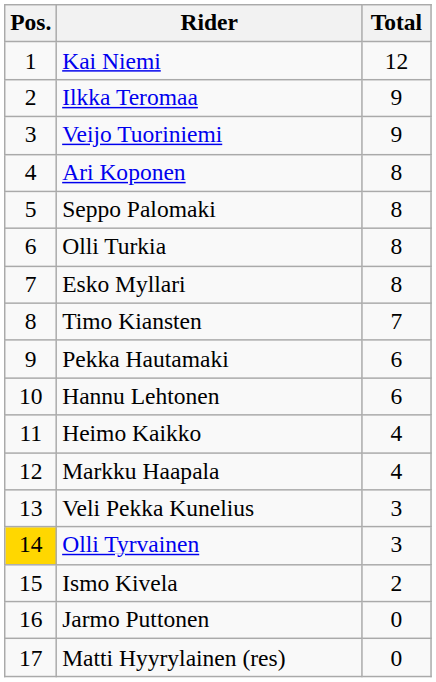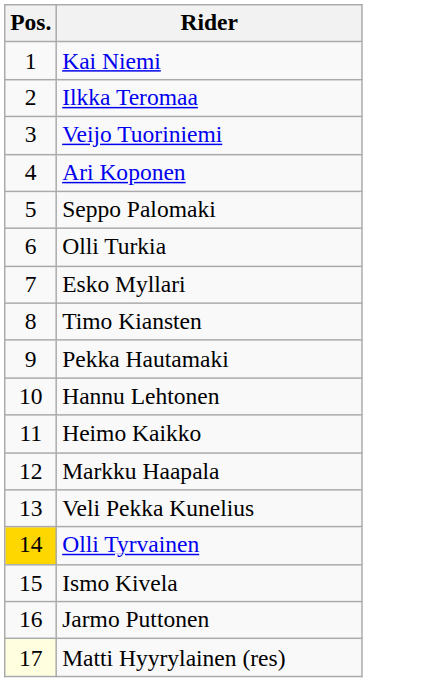- column: (396, 23)
(31, 657) no background -> (31, 657) lightyellow background
